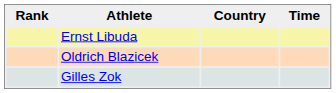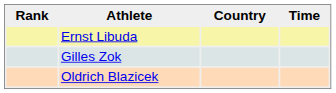rows swapped: (91, 77) <-> (110, 56)
